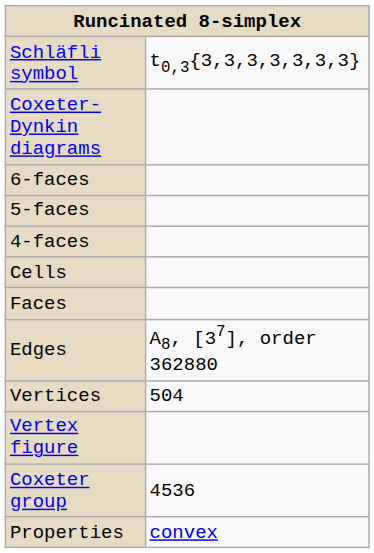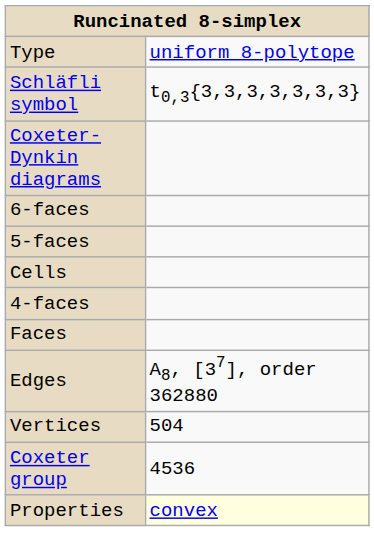+ row: (33, 52)
rows swapped: (50, 242) <-> (38, 272)
- row: (44, 438)
(184, 532) no background -> (184, 511) lightyellow background
